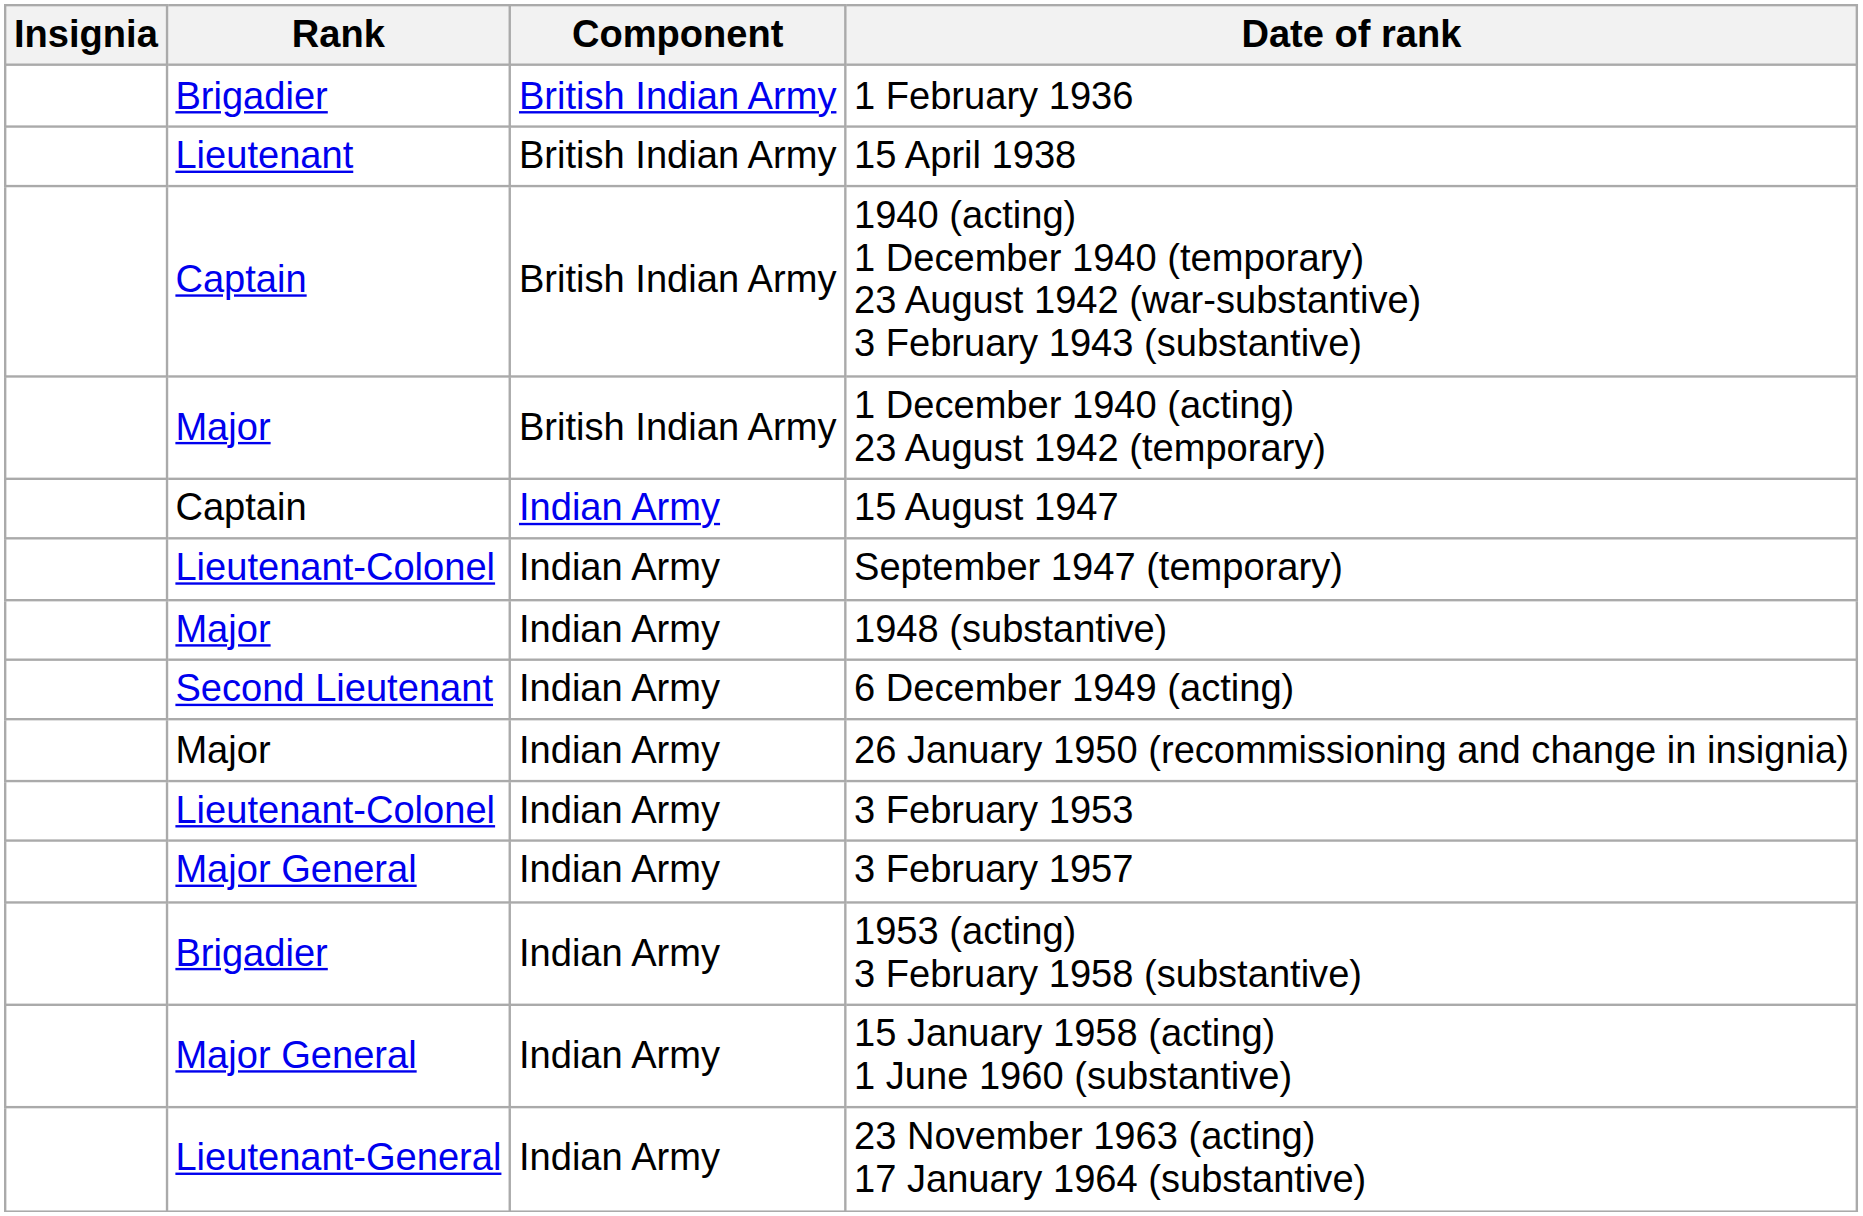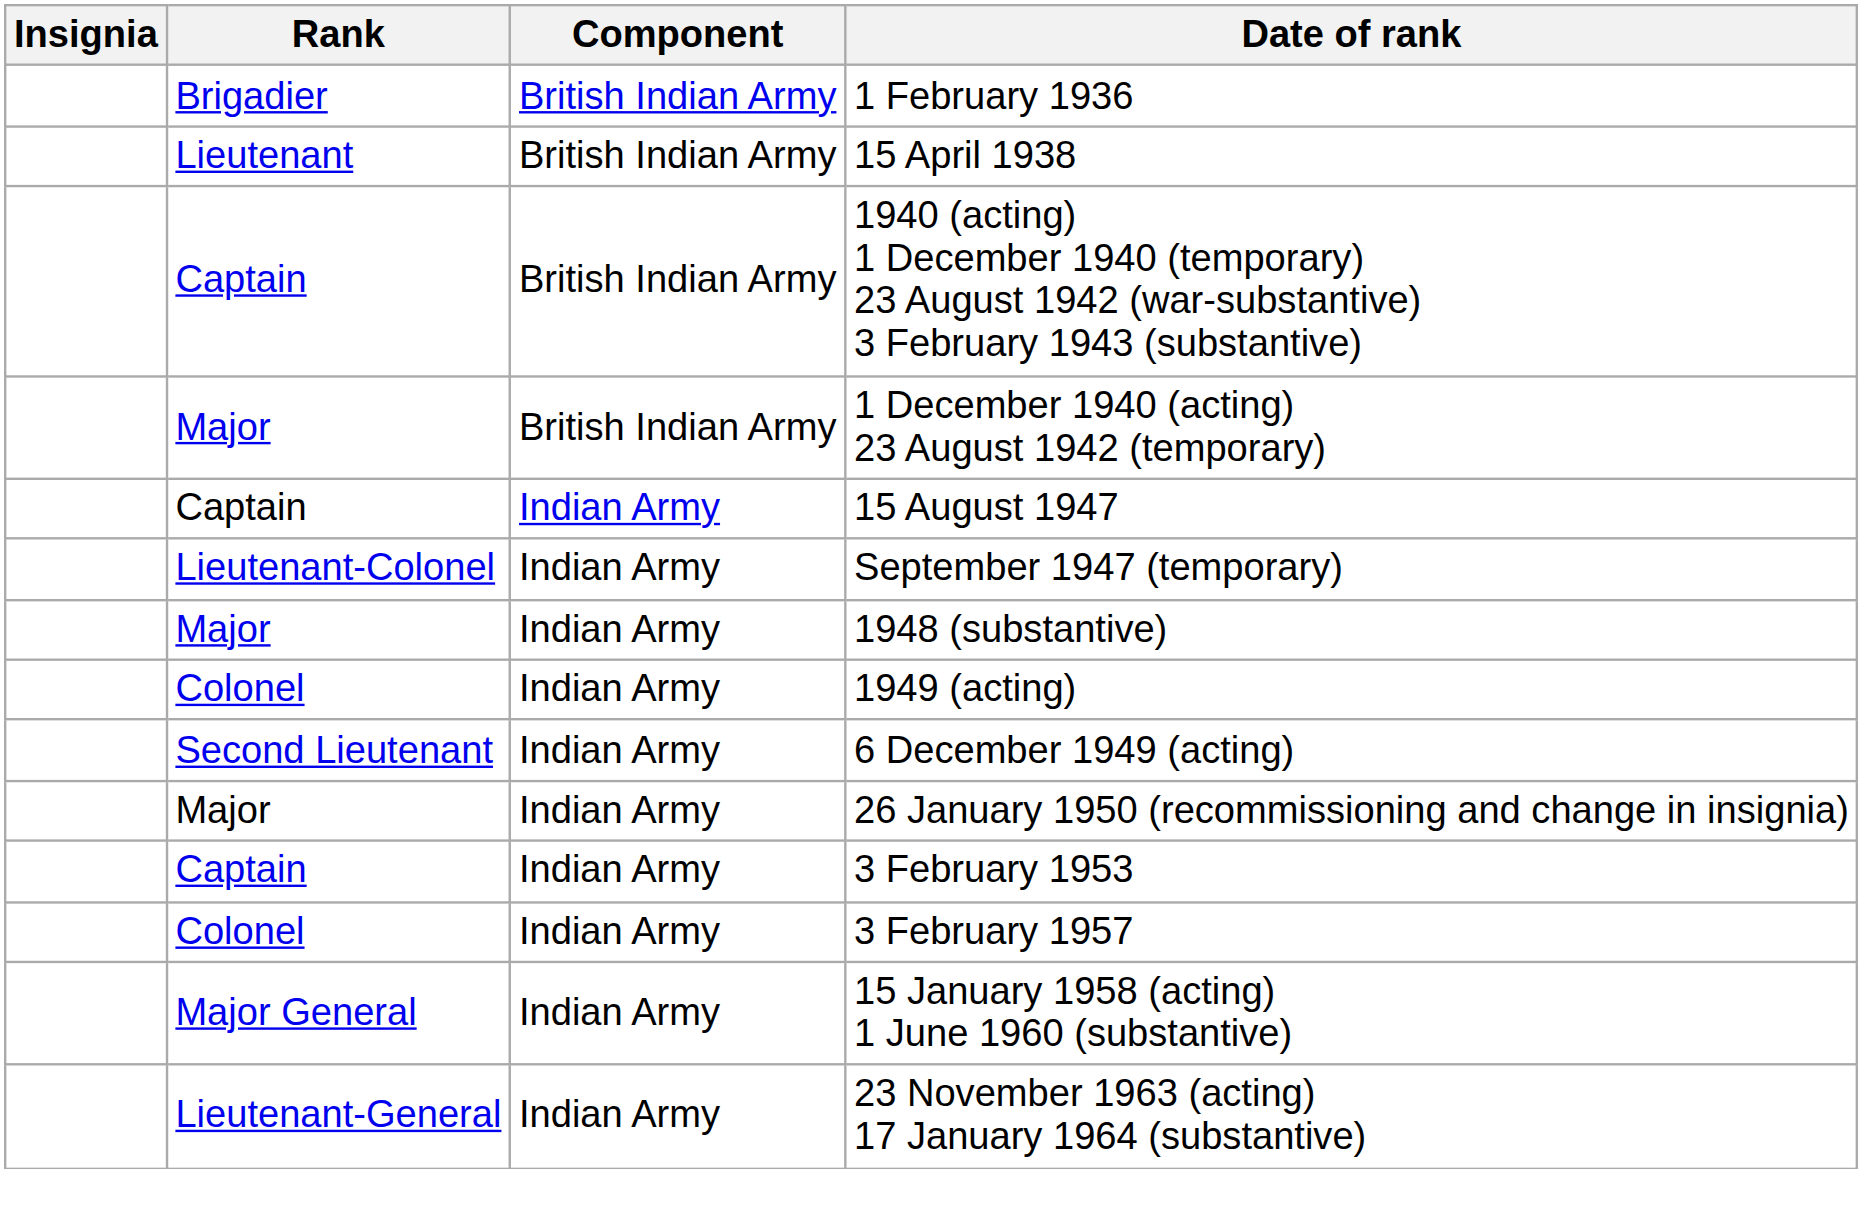+ row: (965, 689)
(335, 809) Lieutenant-Colonel -> (241, 870) Captain
(296, 870) Major General -> (240, 930) Colonel
- row: (1108, 952)
